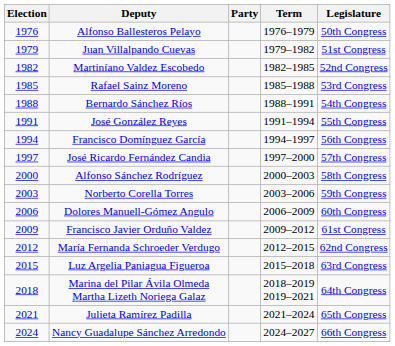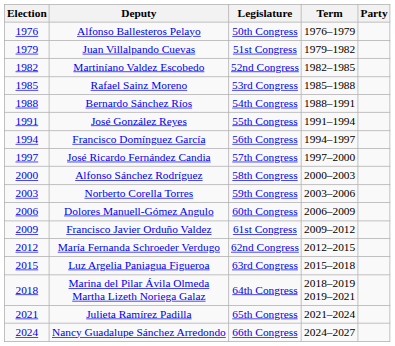columns swapped: (245, 13) <-> (354, 13)
